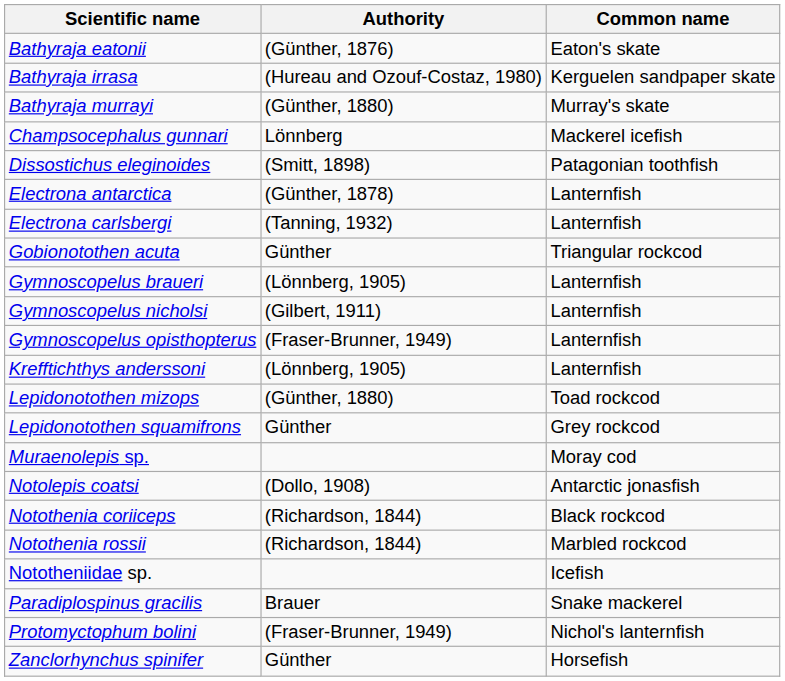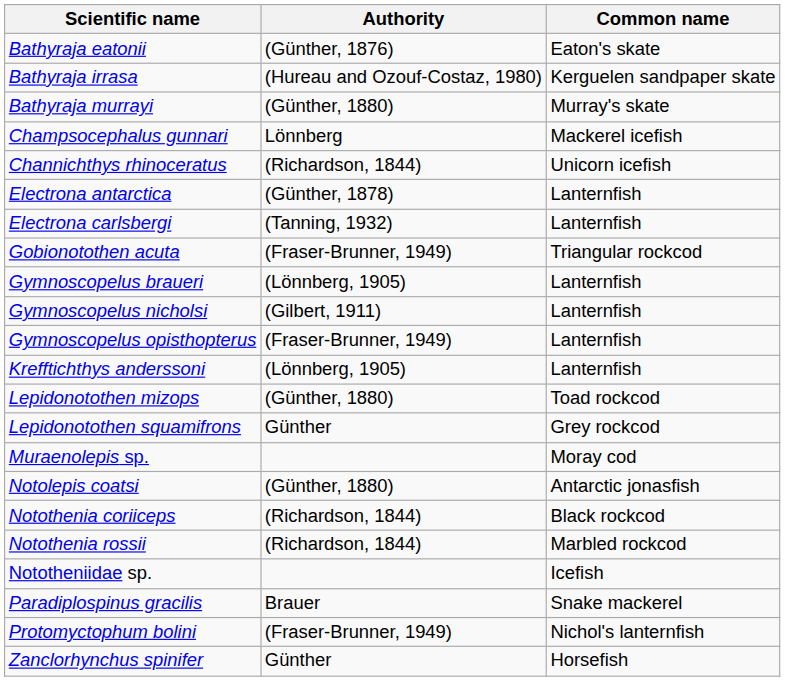+ row: (118, 164)
- row: (110, 164)
(298, 252) Günther -> (358, 252) (Fraser-Brunner, 1949)
(317, 485) (Dollo, 1908) -> (329, 485) (Günther, 1880)
